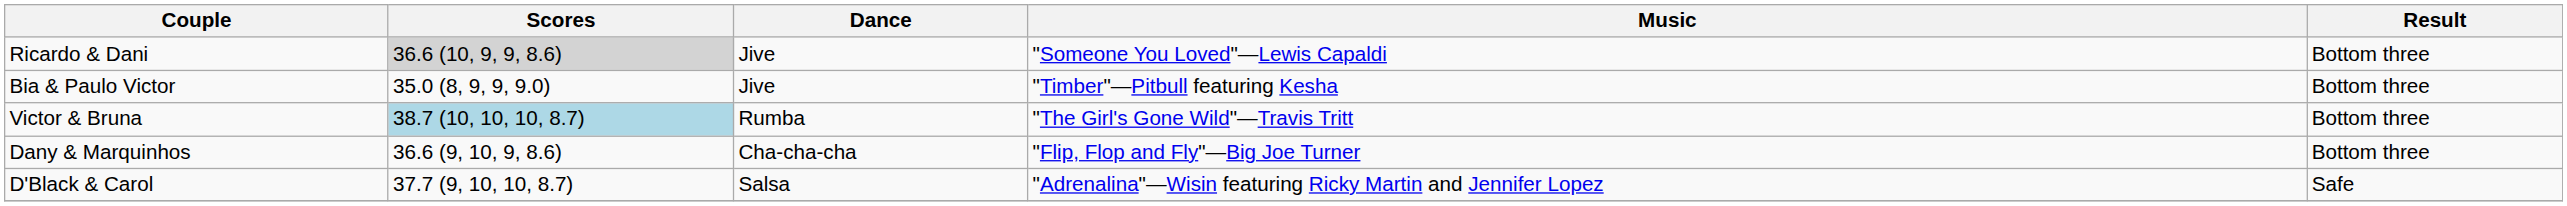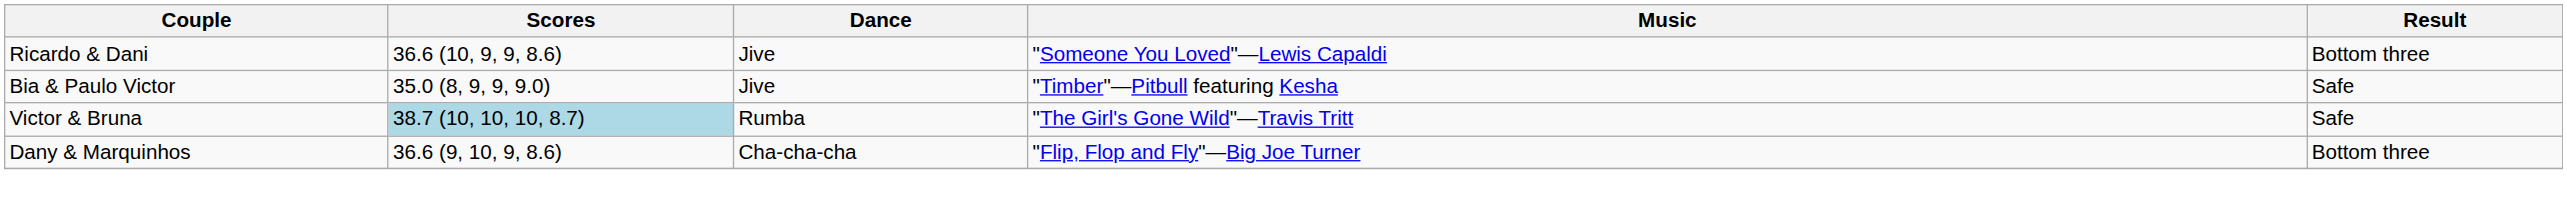(477, 53) lightgrey background -> (477, 53) no background
(2371, 86) Bottom three -> (2333, 86) Safe
(2371, 119) Bottom three -> (2333, 119) Safe
- row: (81, 184)
